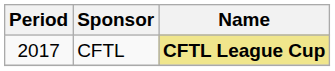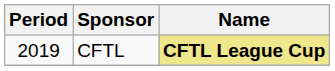(39, 50) 2017 -> (39, 50) 2019
